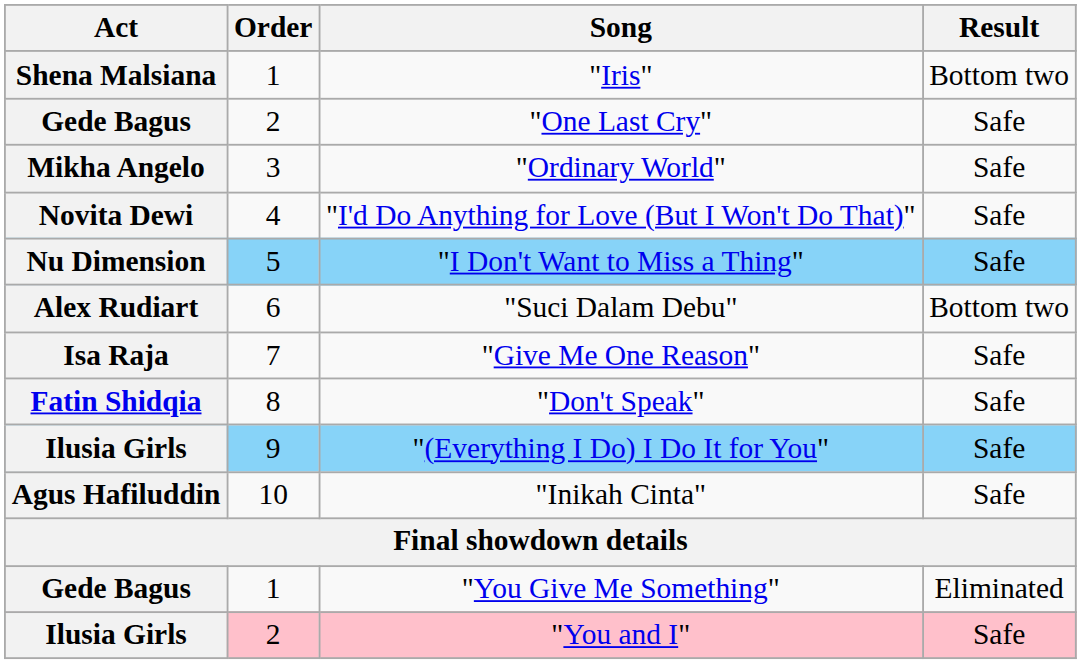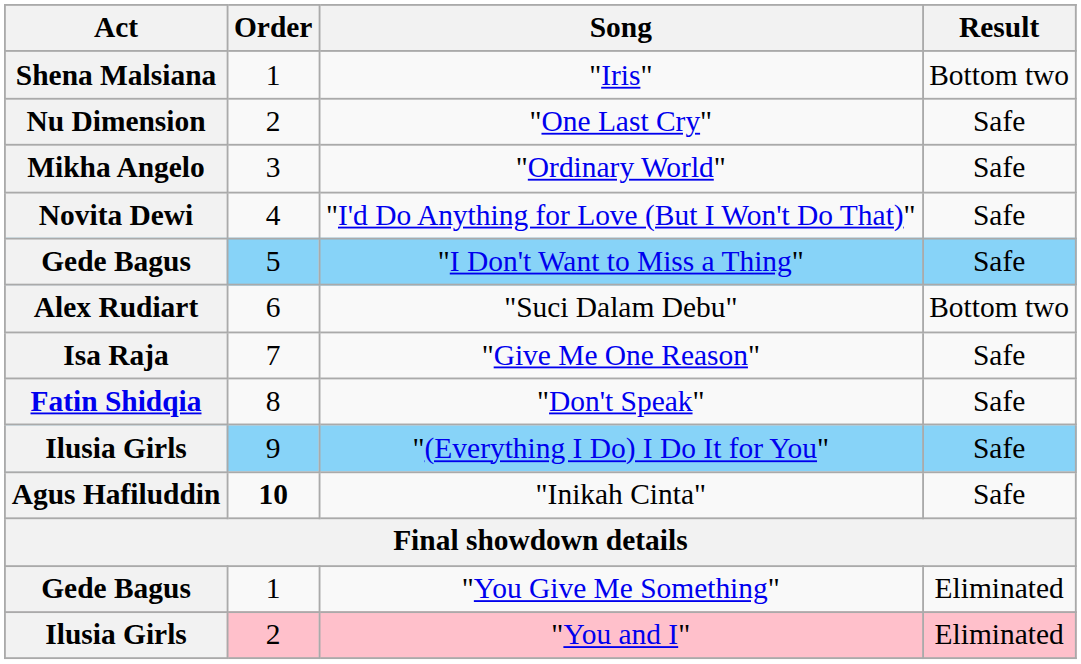(116, 121) Gede Bagus -> (116, 121) Nu Dimension
(116, 261) Nu Dimension -> (116, 261) Gede Bagus
(273, 494) normal -> (273, 494) bold
(999, 634) Safe -> (999, 634) Eliminated
